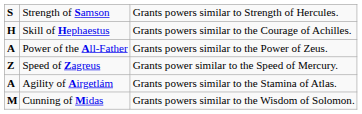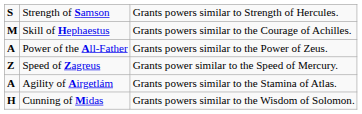(11, 30) H -> (12, 30) M
(12, 100) M -> (11, 100) H
